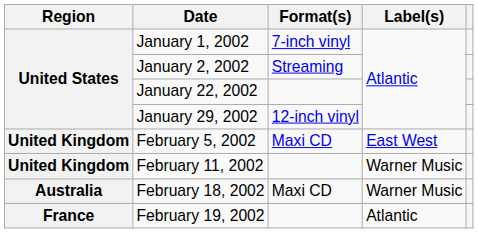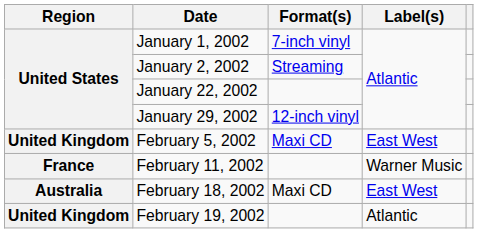(69, 166) United Kingdom -> (69, 166) France
(414, 191) Warner Music -> (402, 191) East West
(69, 215) France -> (69, 215) United Kingdom
